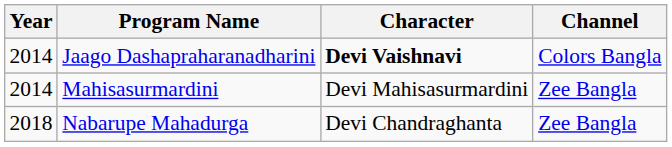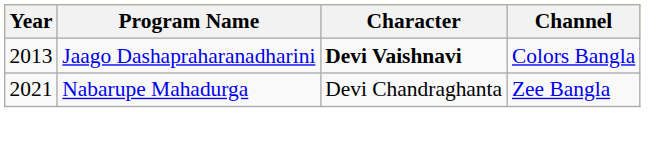(31, 55) 2014 -> (31, 55) 2013
- row: (140, 89)
(31, 123) 2018 -> (31, 89) 2021
